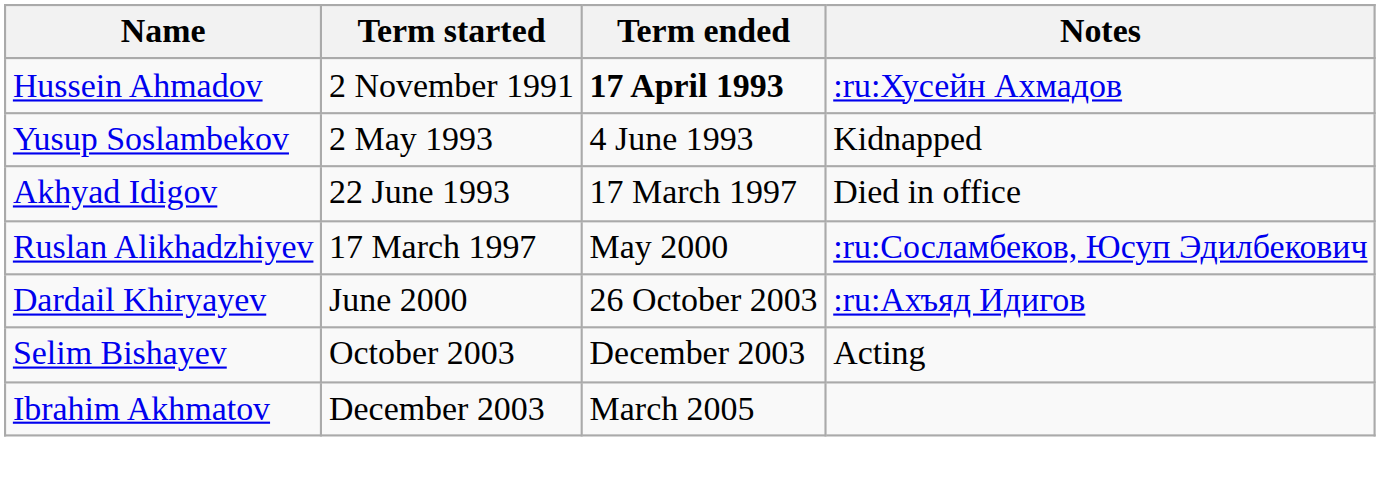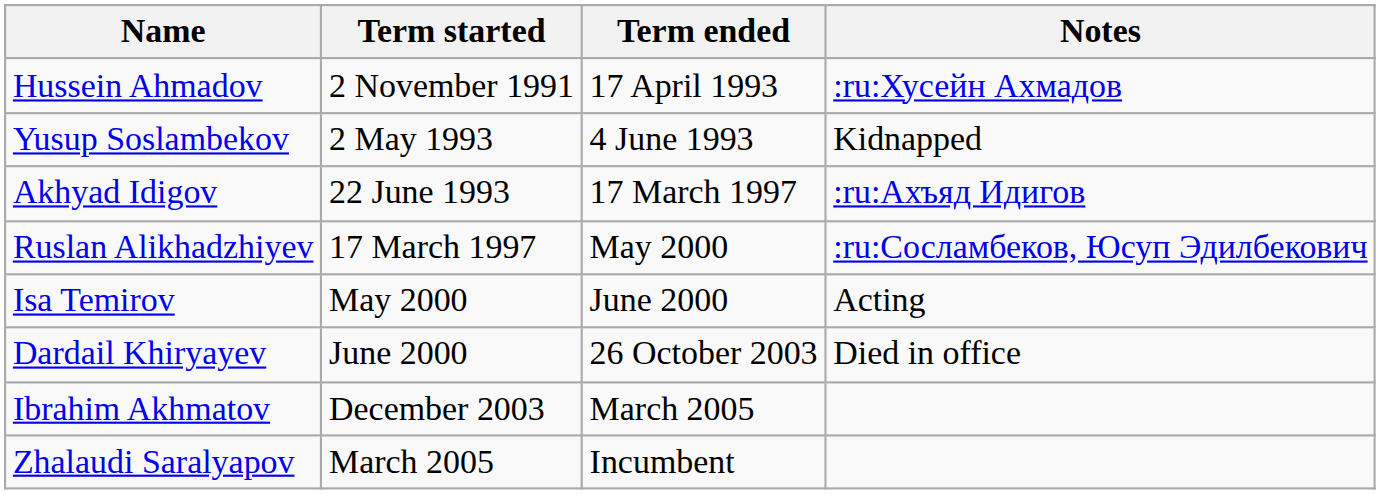(687, 85) bold -> (684, 85) normal
(927, 192) Died in office -> (959, 192) :ru:Ахъяд Идигов
+ row: (94, 300)
(959, 300) :ru:Ахъяд Идигов -> (927, 354) Died in office
- row: (120, 354)
+ row: (154, 461)
